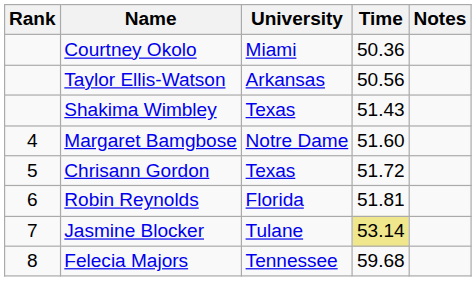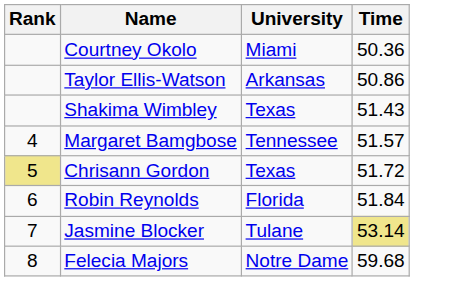- column: (440, 19)
(381, 79) 50.56 -> (381, 79) 50.86
(297, 140) Notre Dame -> (292, 140) Tennessee
(381, 140) 51.60 -> (381, 140) 51.57
(32, 170) no background -> (32, 170) khaki background
(381, 200) 51.81 -> (381, 200) 51.84
(292, 261) Tennessee -> (297, 261) Notre Dame
